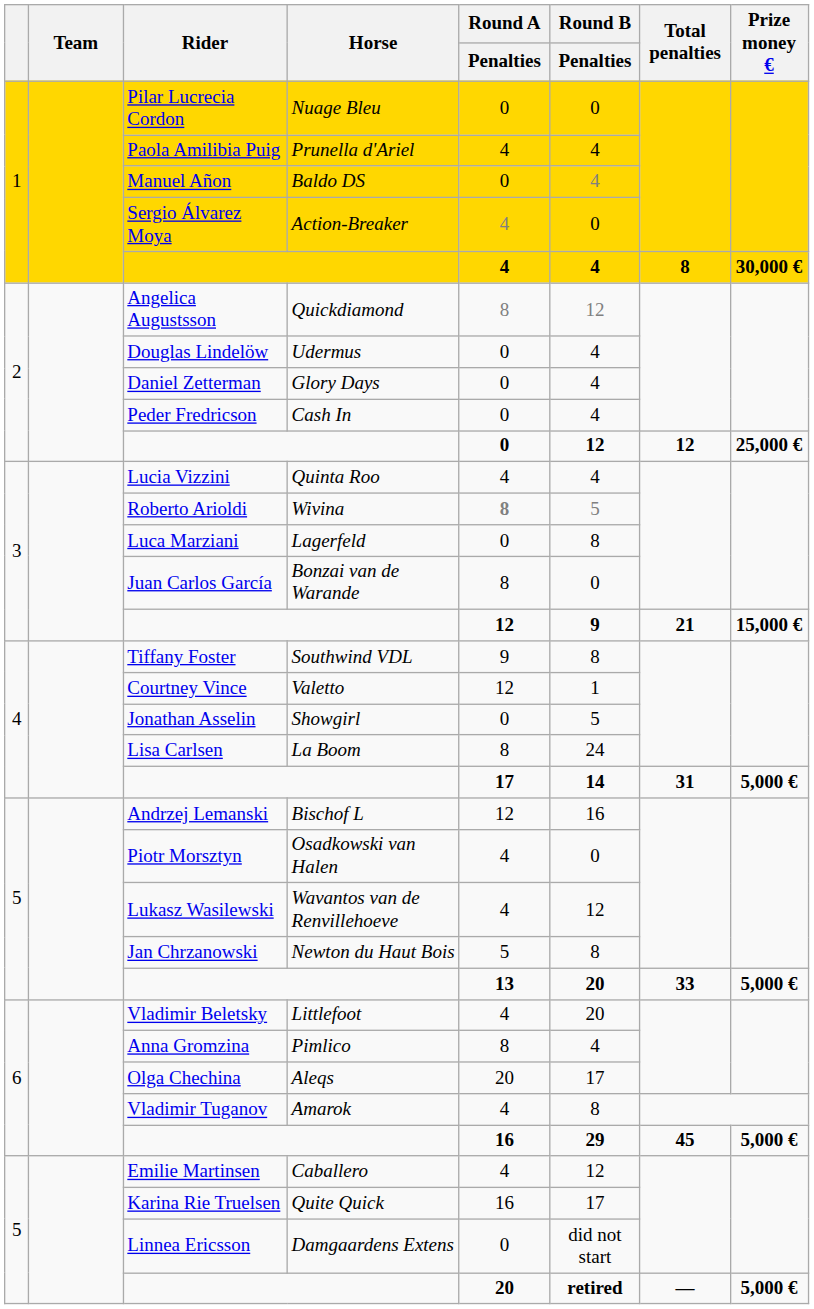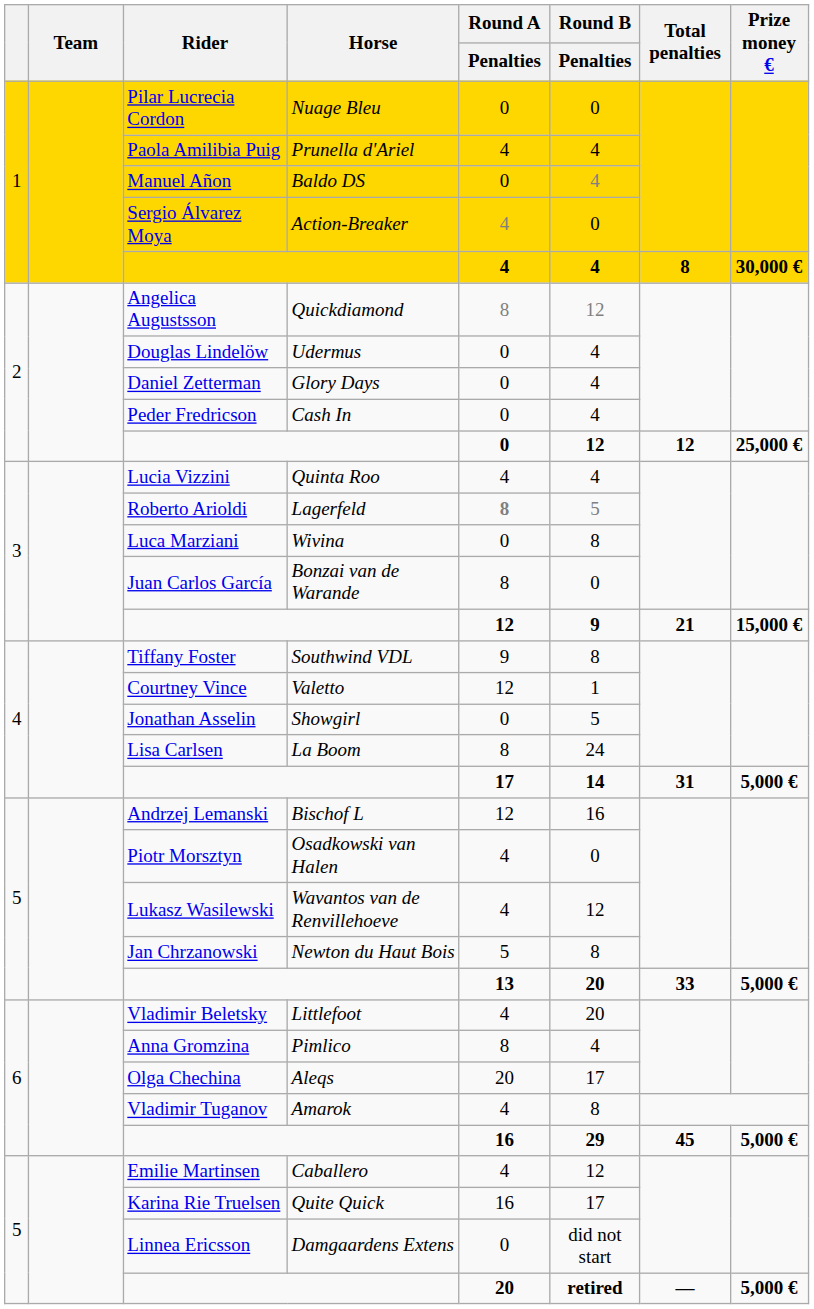(318, 508) Wivina -> (329, 508) Lagerfeld
(329, 540) Lagerfeld -> (318, 540) Wivina
